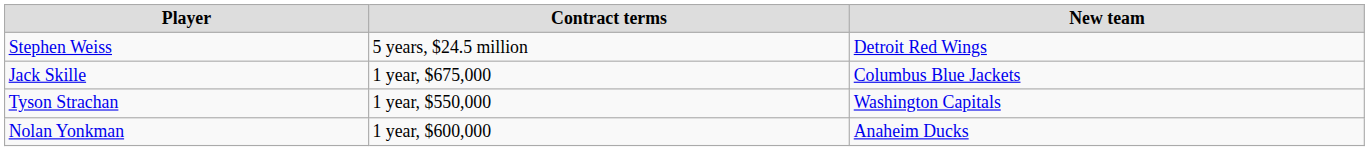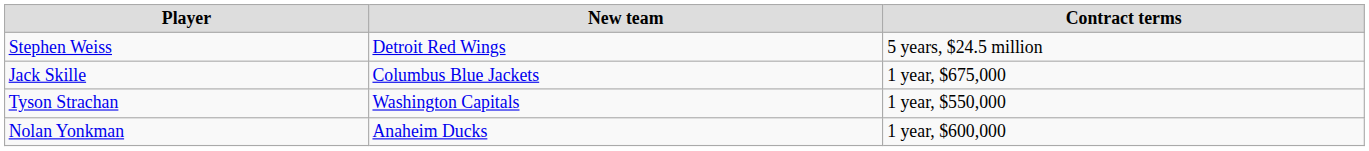columns swapped: (1107, 18) <-> (609, 18)
